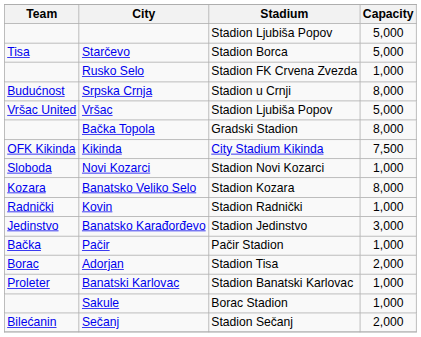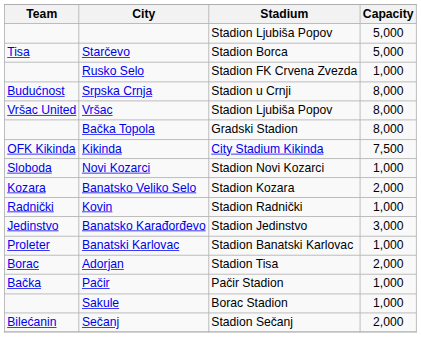(388, 110) 5,000 -> (388, 110) 8,000
(388, 187) 8,000 -> (388, 187) 2,000
rows swapped: (96, 245) <-> (131, 284)
